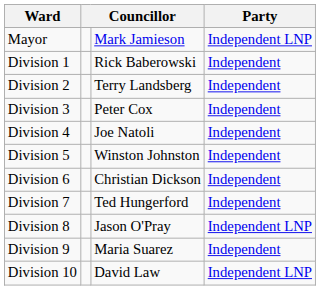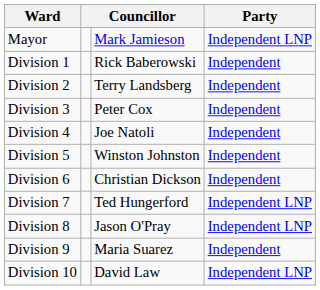(244, 202) Independent -> (260, 202) Independent LNP
